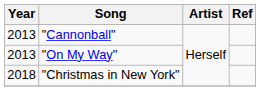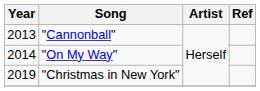(22, 55) 2013 -> (22, 55) 2014
(22, 75) 2018 -> (22, 75) 2019
